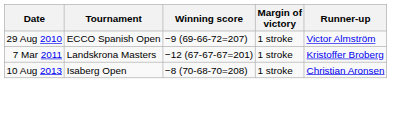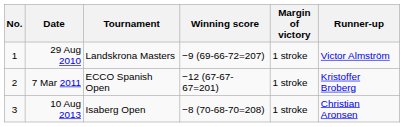+ column: (15, 23)
(114, 39) ECCO Spanish Open -> (130, 56) Landskrona Masters
(111, 55) Landskrona Masters -> (119, 82) ECCO Spanish Open
